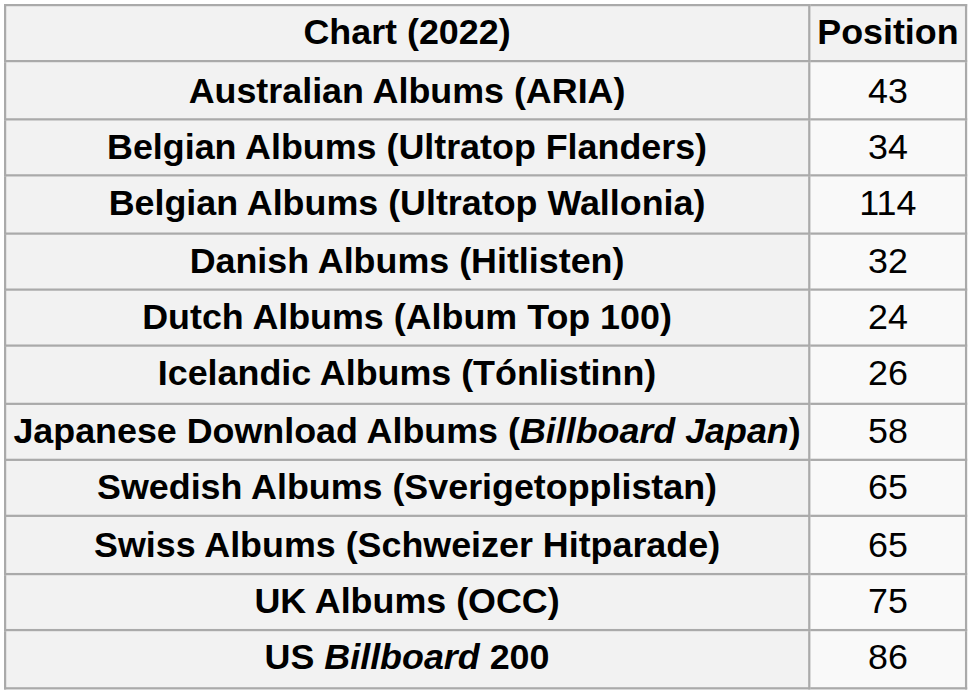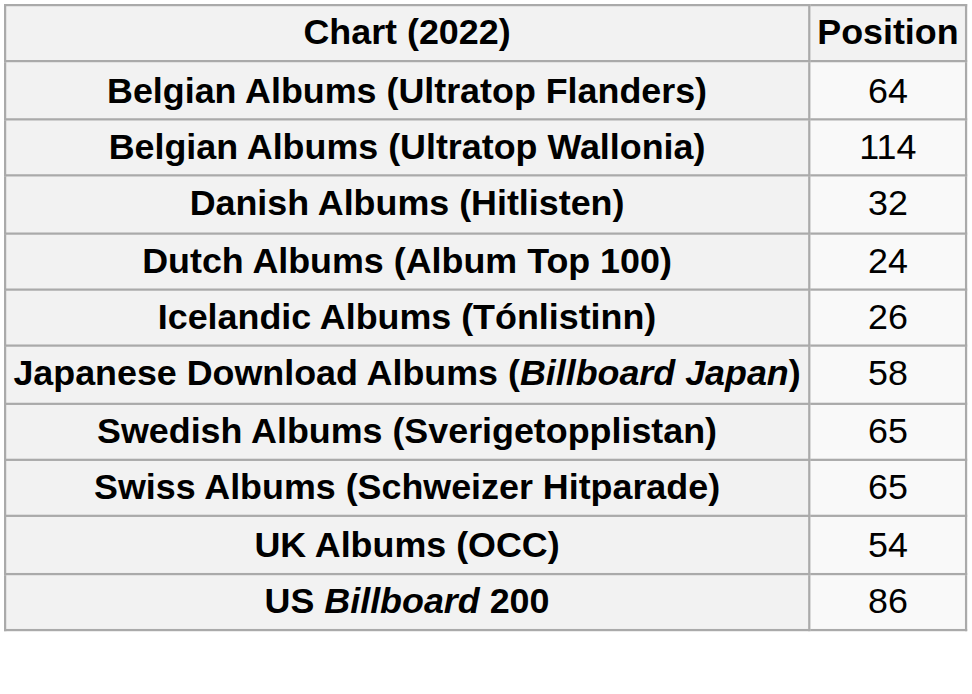- row: (407, 89)
(888, 146) 34 -> (888, 89) 64
(888, 601) 75 -> (888, 544) 54
